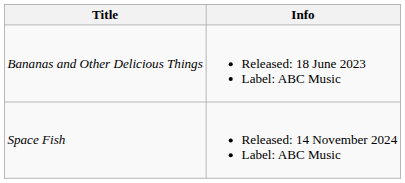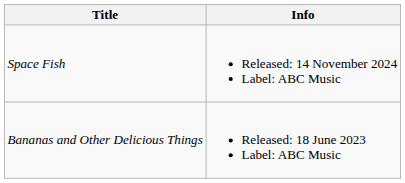rows swapped: (105, 63) <-> (36, 140)
